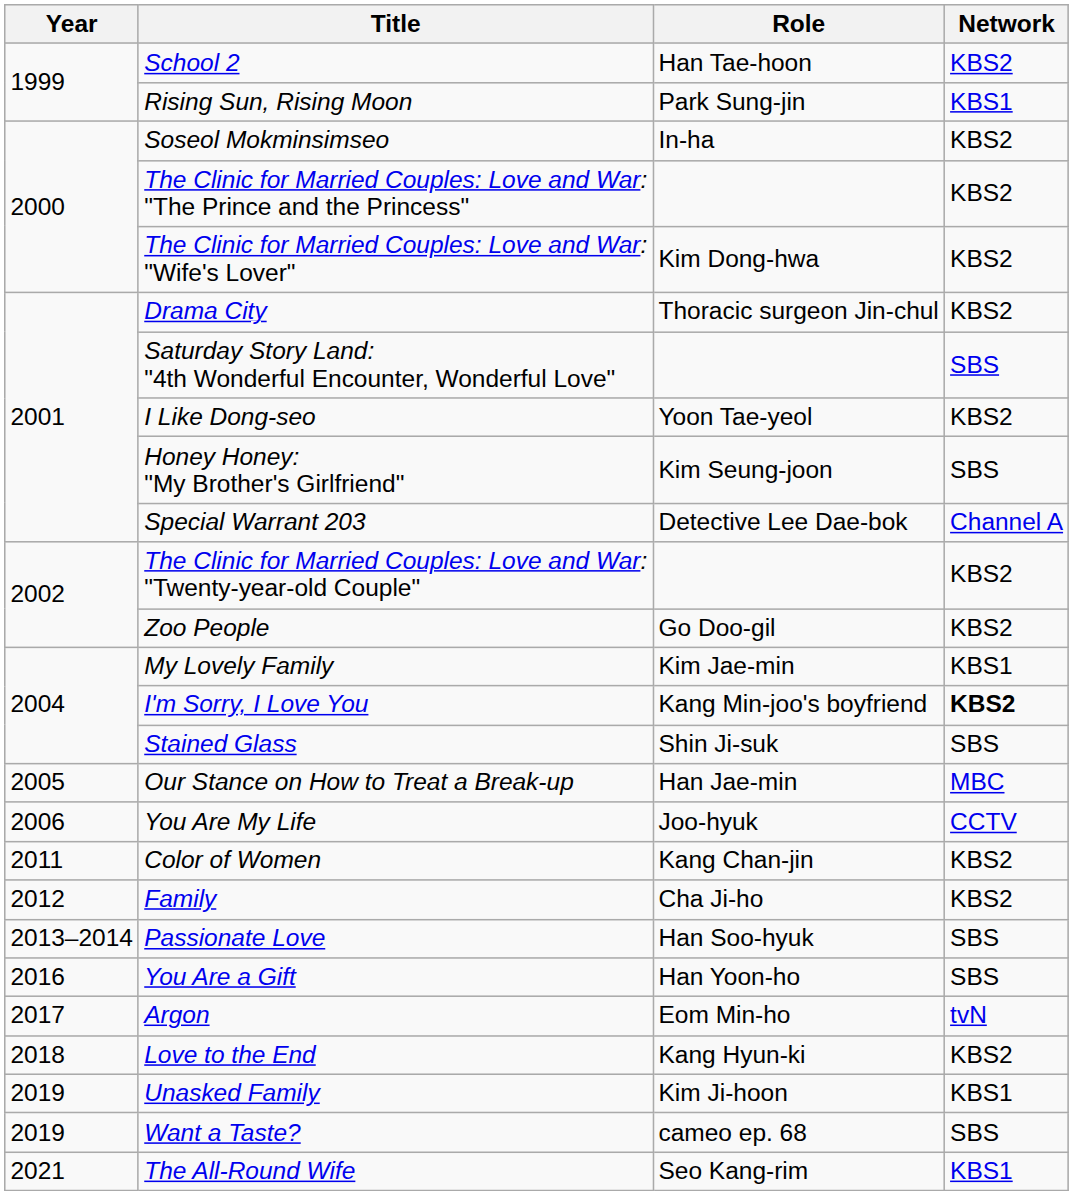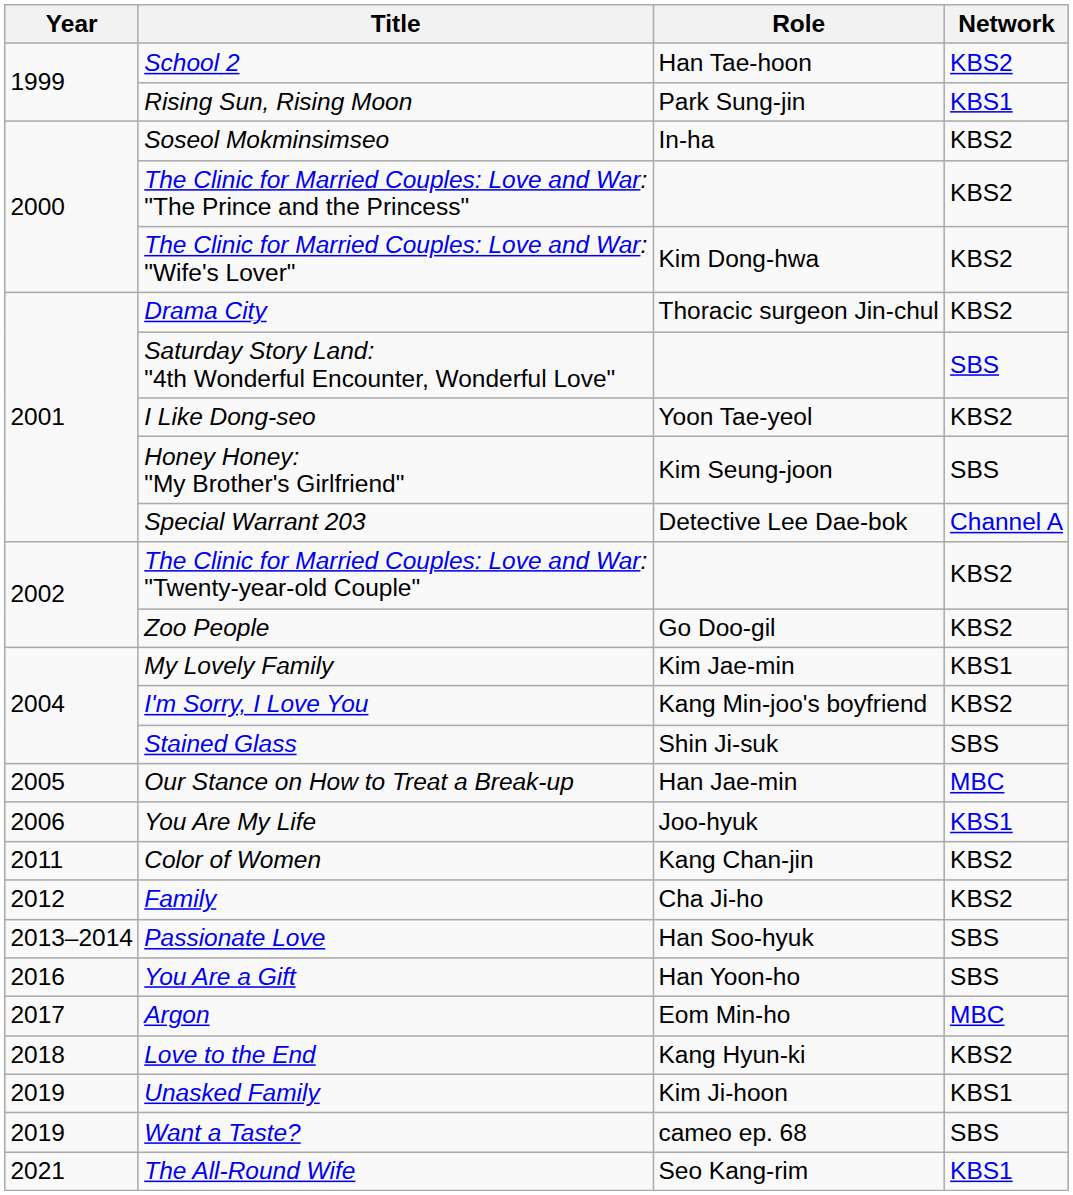(983, 705) bold -> (981, 705) normal
(983, 821) CCTV -> (981, 821) KBS1
(968, 1015) tvN -> (977, 1015) MBC
